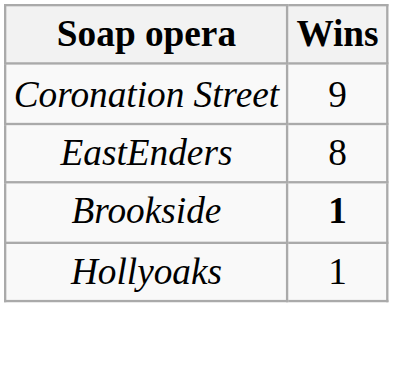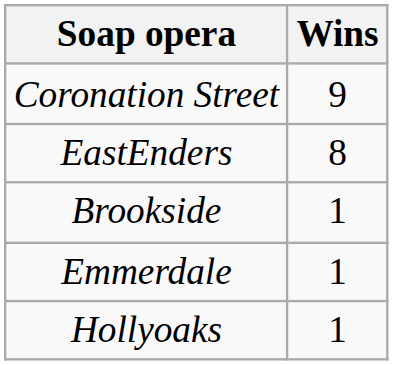(337, 211) bold -> (337, 211) normal
+ row: (146, 270)
